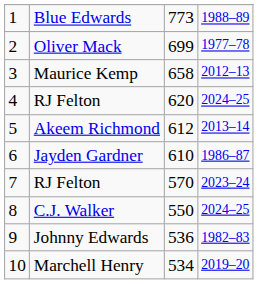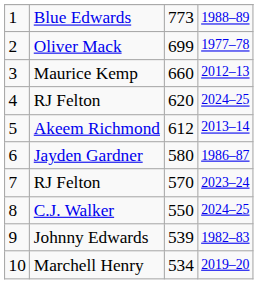(181, 73) 658 -> (181, 73) 660
(181, 155) 610 -> (181, 155) 580
(181, 237) 536 -> (181, 237) 539
